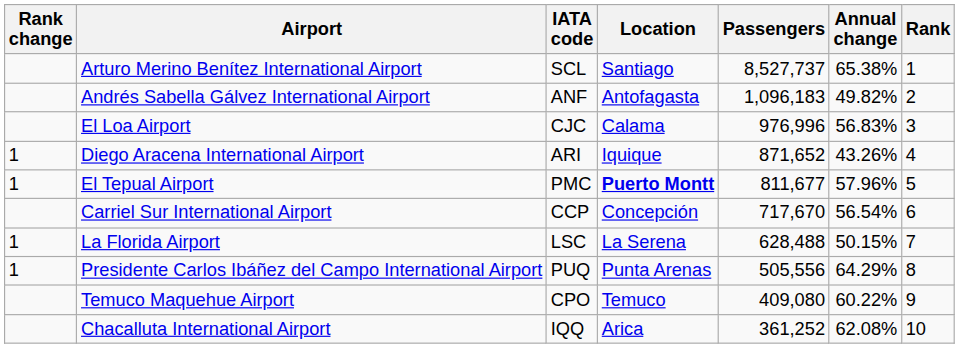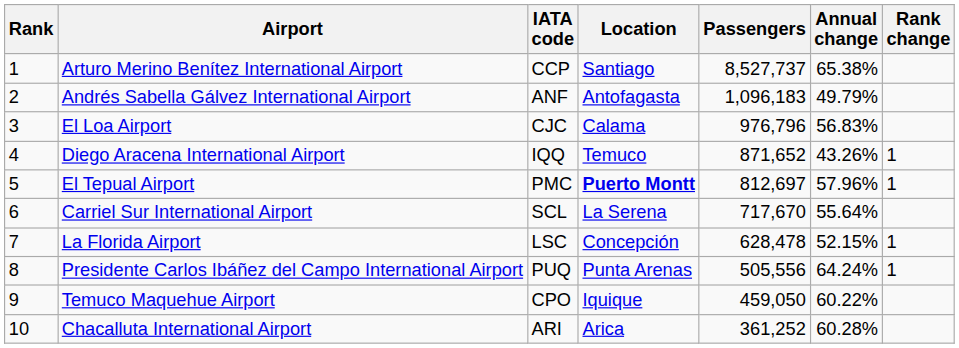columns swapped: (928, 29) <-> (41, 29)
(569, 68) SCL -> (551, 68) CCP
(866, 97) 49.82% -> (847, 97) 49.79%
(792, 126) 976,996 -> (773, 126) 976,796
(566, 155) ARI -> (548, 155) IQQ
(632, 155) Iquique -> (614, 155) Temuco
(793, 184) 811,677 -> (773, 184) 812,697
(570, 213) CCP -> (549, 213) SCL
(650, 213) Concepción -> (625, 213) La Serena
(866, 213) 56.54% -> (847, 213) 55.64%
(644, 241) La Serena -> (631, 241) Concepción
(792, 241) 628,488 -> (773, 241) 628,478
(866, 241) 50.15% -> (847, 241) 52.15%
(866, 270) 64.29% -> (847, 270) 64.24%
(634, 299) Temuco -> (612, 299) Iquique
(792, 299) 409,080 -> (773, 299) 459,050
(567, 328) IQQ -> (547, 328) ARI
(866, 328) 62.08% -> (847, 328) 60.28%
